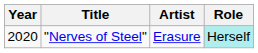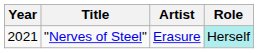(23, 36) 2020 -> (23, 36) 2021
